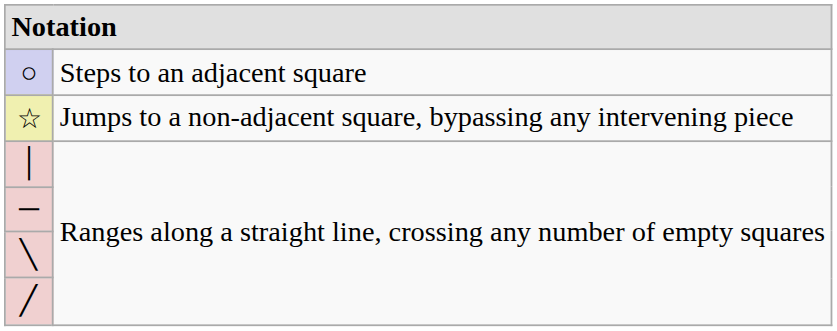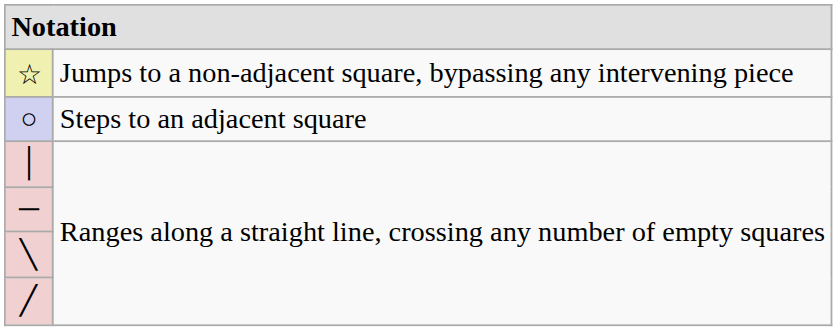rows swapped: (29, 71) <-> (29, 118)
